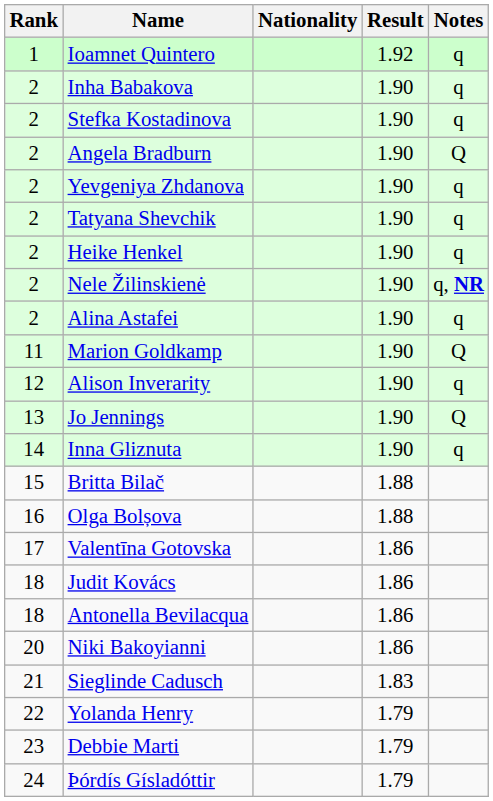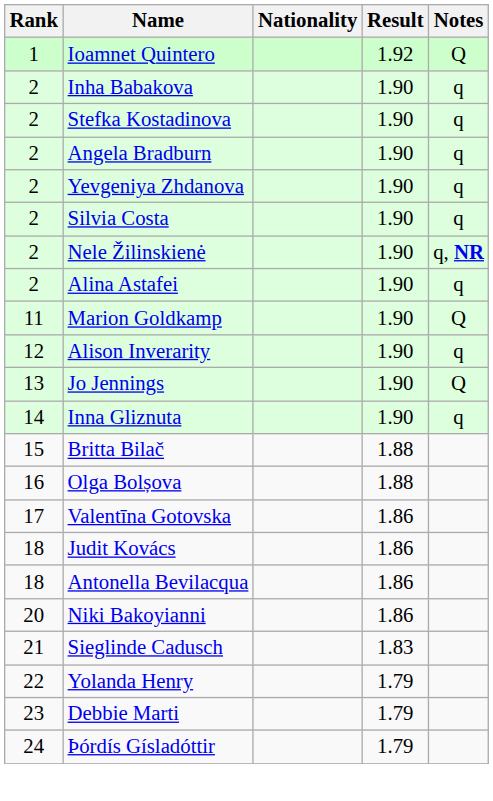(459, 53) q -> (459, 53) Q
(459, 152) Q -> (459, 152) q
+ row: (118, 218)
- row: (142, 218)
- row: (125, 251)
